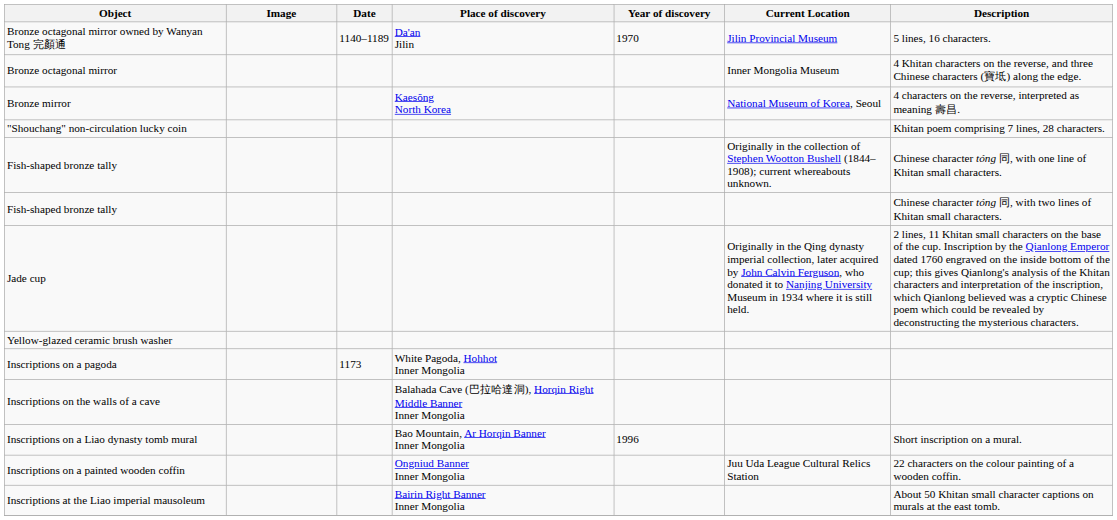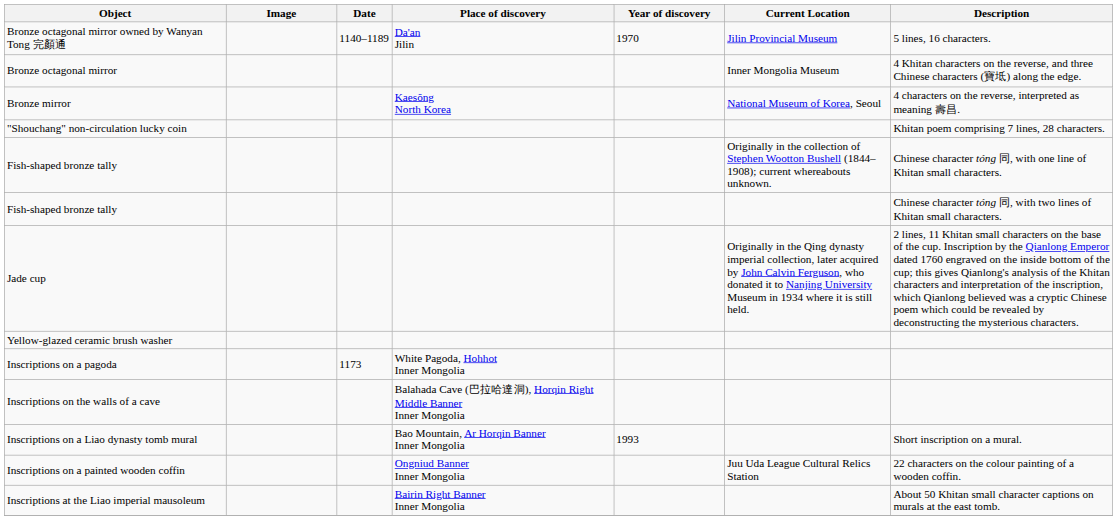(628, 439) 1996 -> (628, 439) 1993
